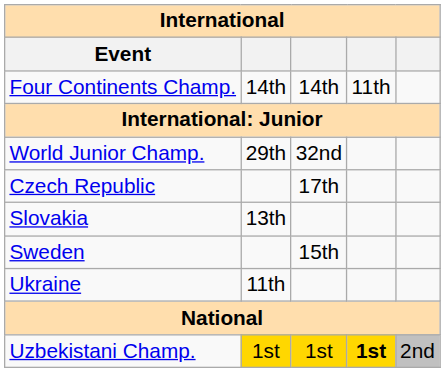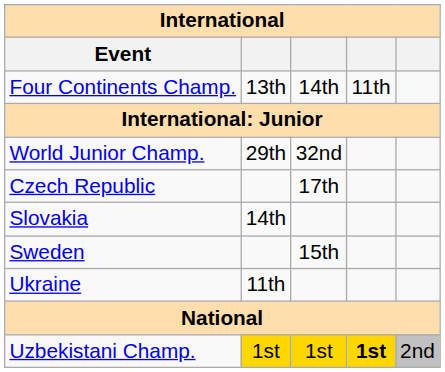(266, 86) 14th -> (266, 86) 13th
(266, 218) 13th -> (266, 218) 14th
